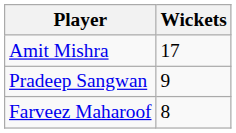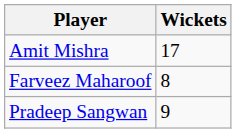rows swapped: (78, 81) <-> (80, 111)
